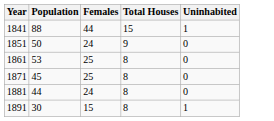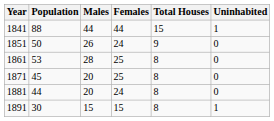+ column: (96, 12)
